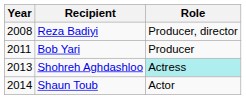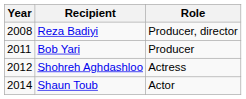(20, 67) 2013 -> (20, 67) 2012
(167, 67) paleturquoise background -> (167, 67) no background
